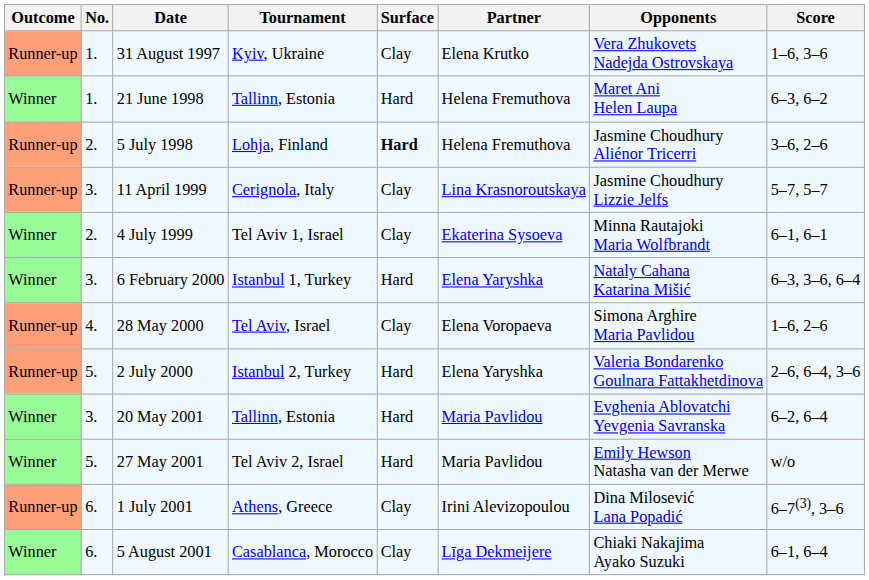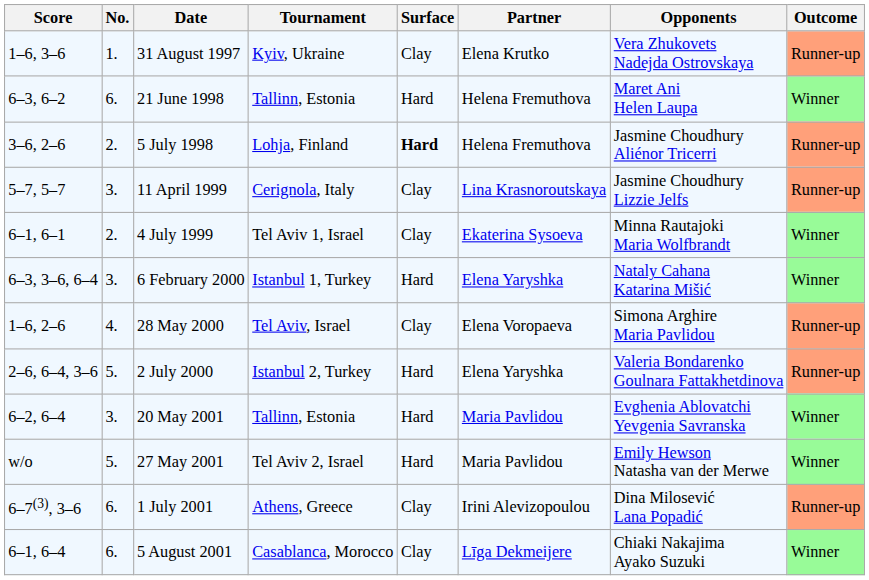columns swapped: (43, 17) <-> (816, 17)
(91, 98) 1. -> (112, 98) 6.
